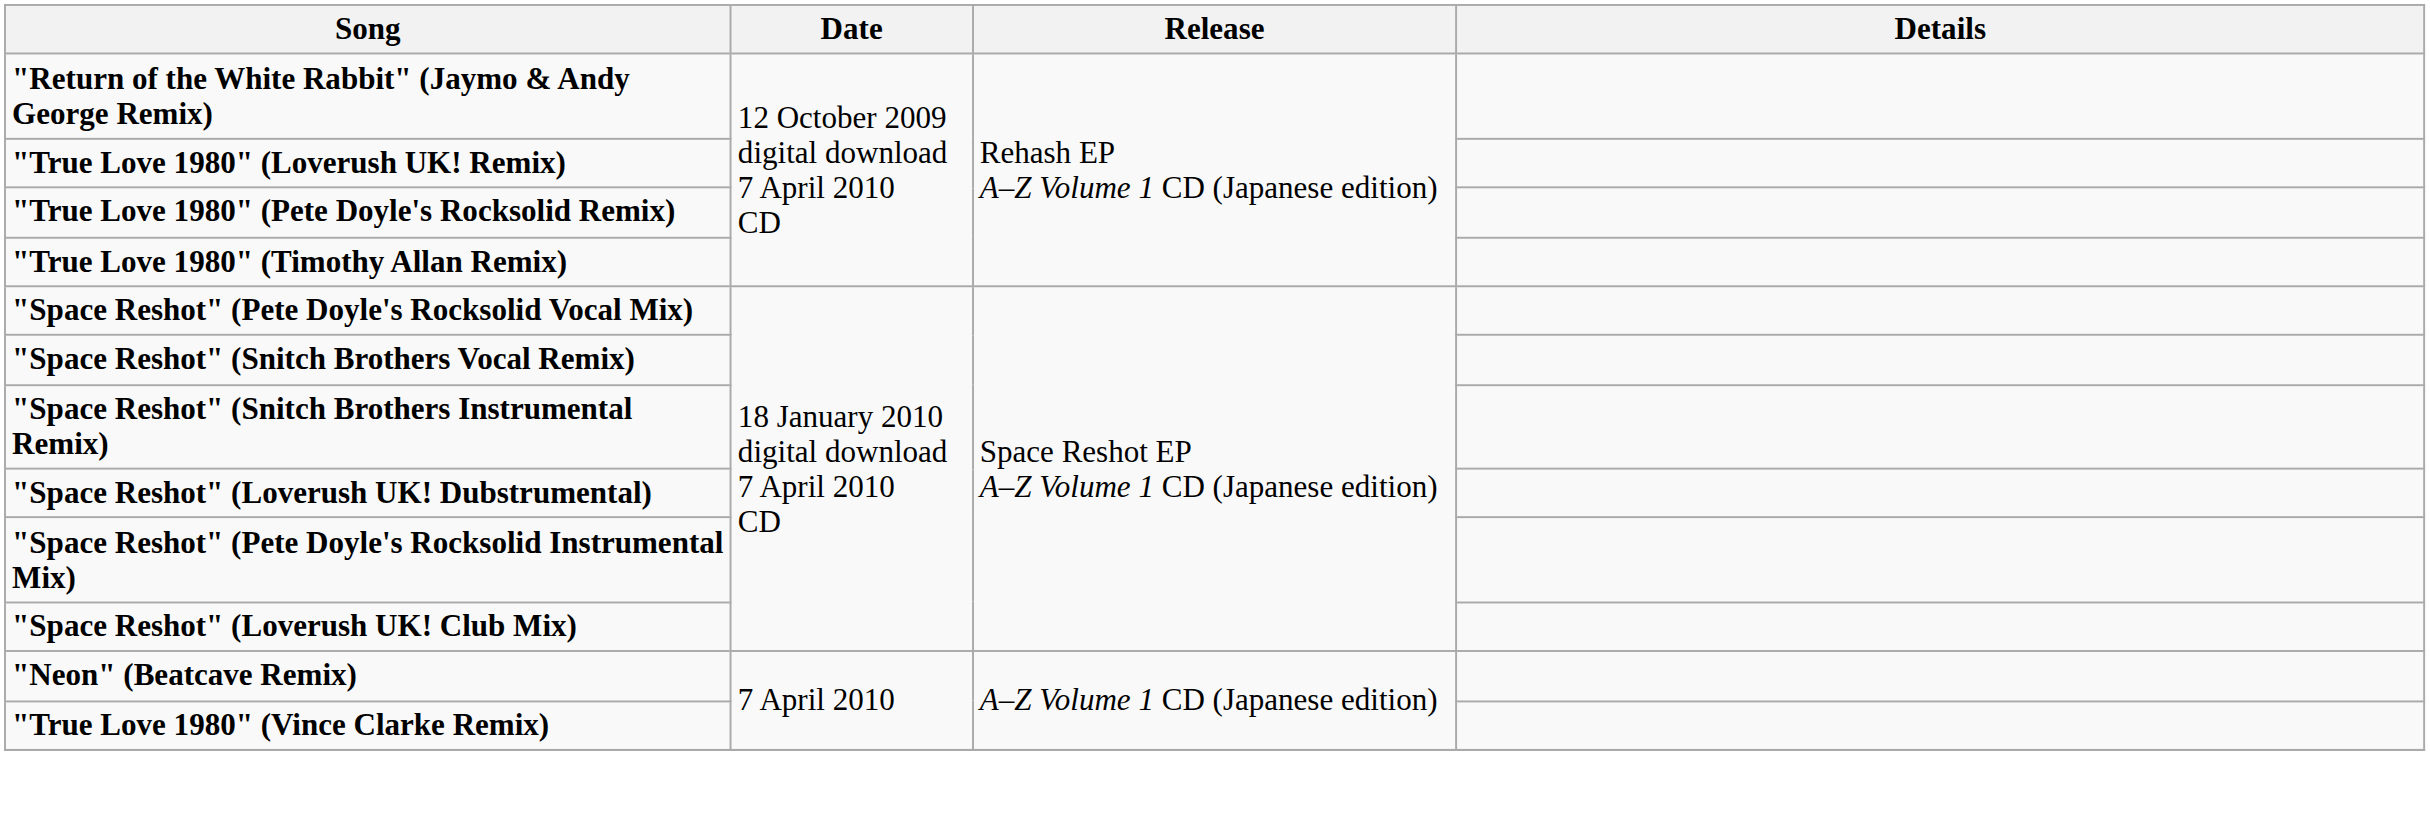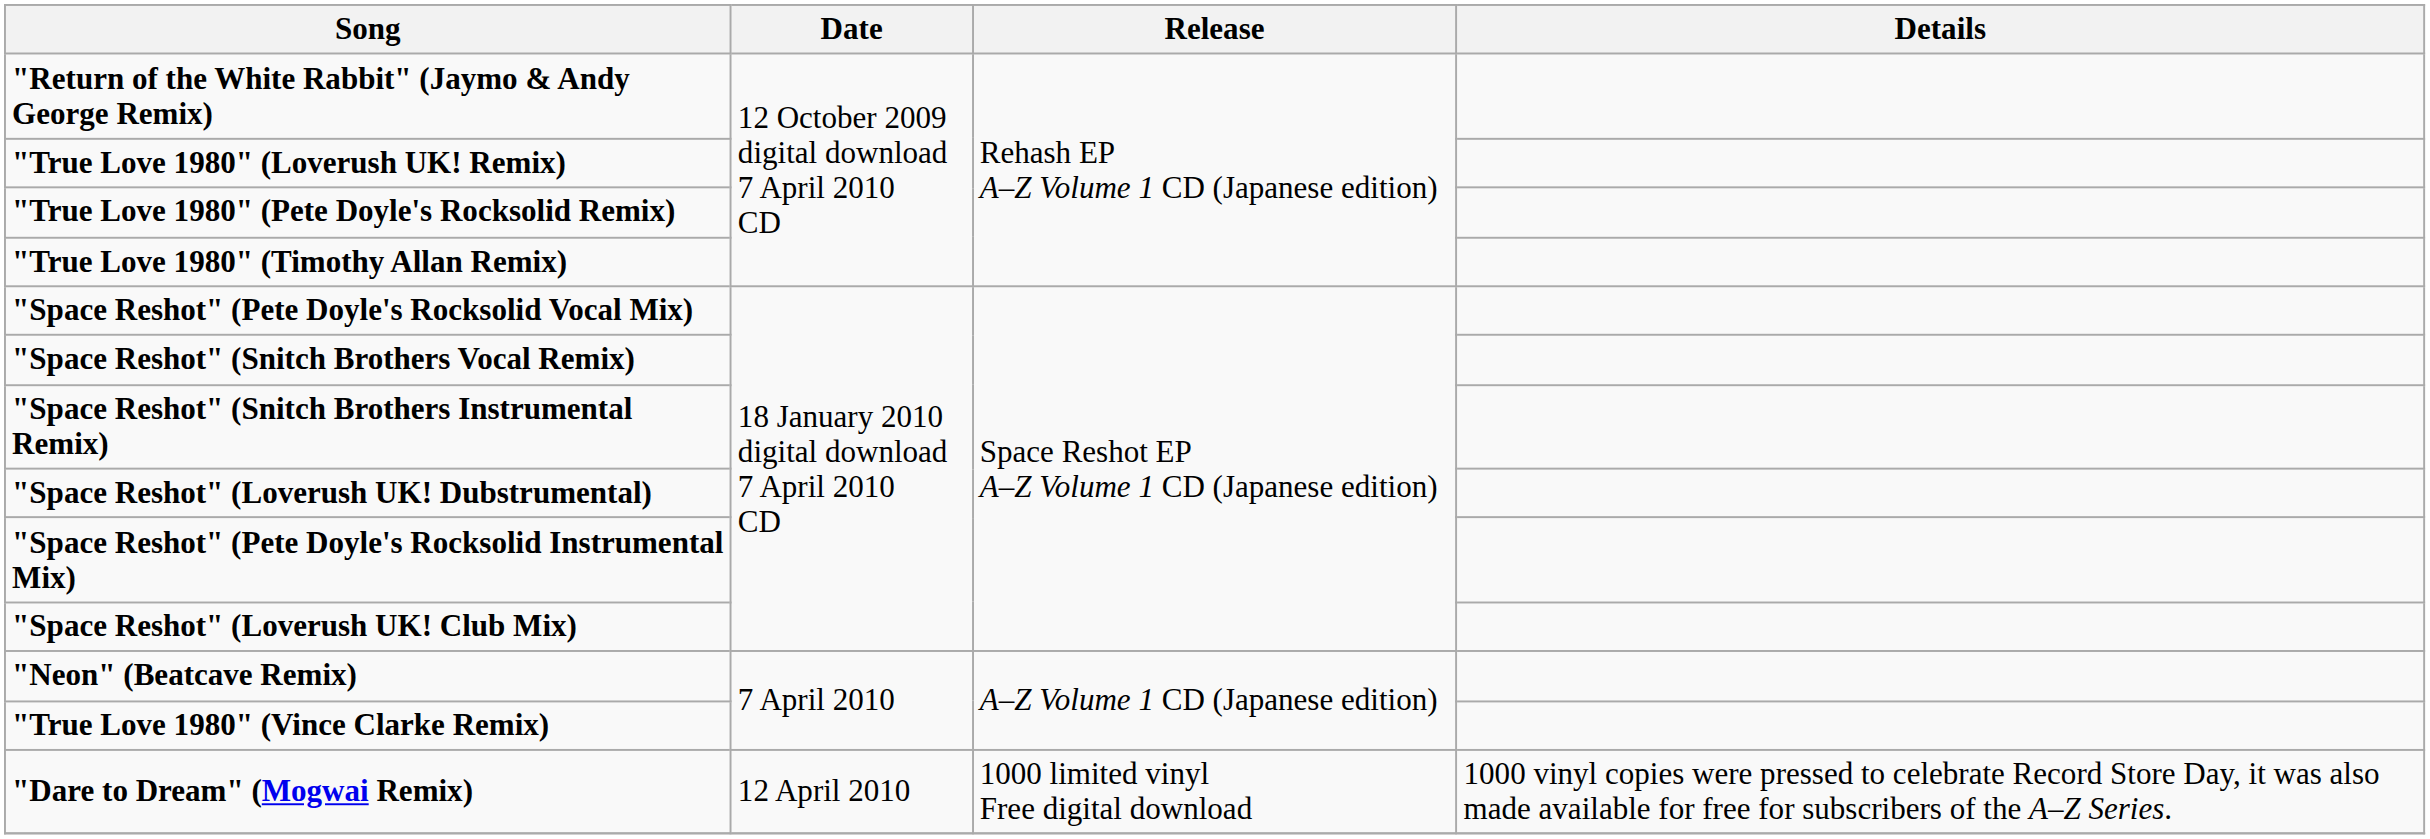+ row: (243, 791)
